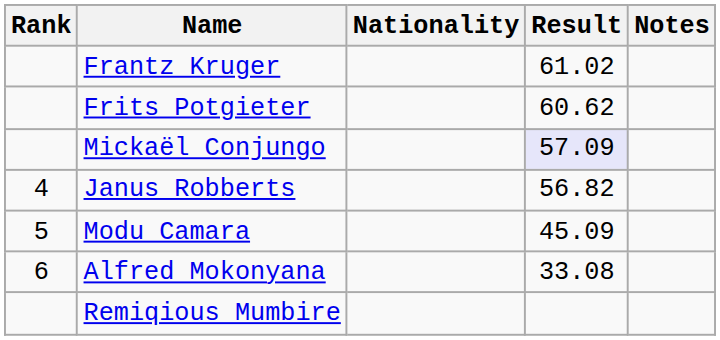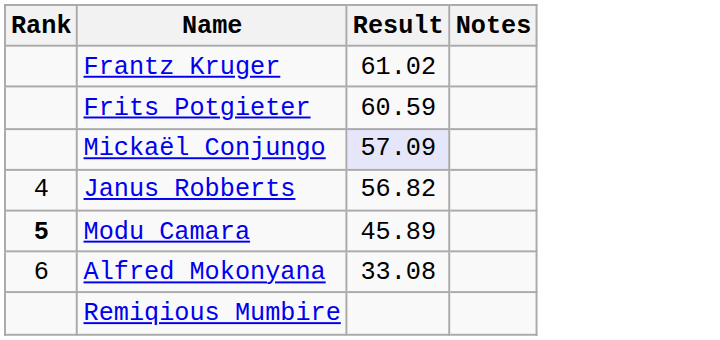- column: (436, 26)
(577, 108) 60.62 -> (398, 108) 60.59
(41, 231) normal -> (41, 231) bold
(577, 231) 45.09 -> (398, 231) 45.89
